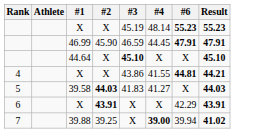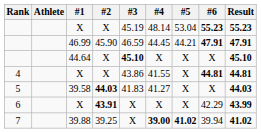+ column: (186, 12)
(214, 74) 44.21 -> (241, 74) 44.81
(214, 105) 43.91 -> (241, 105) 43.99
